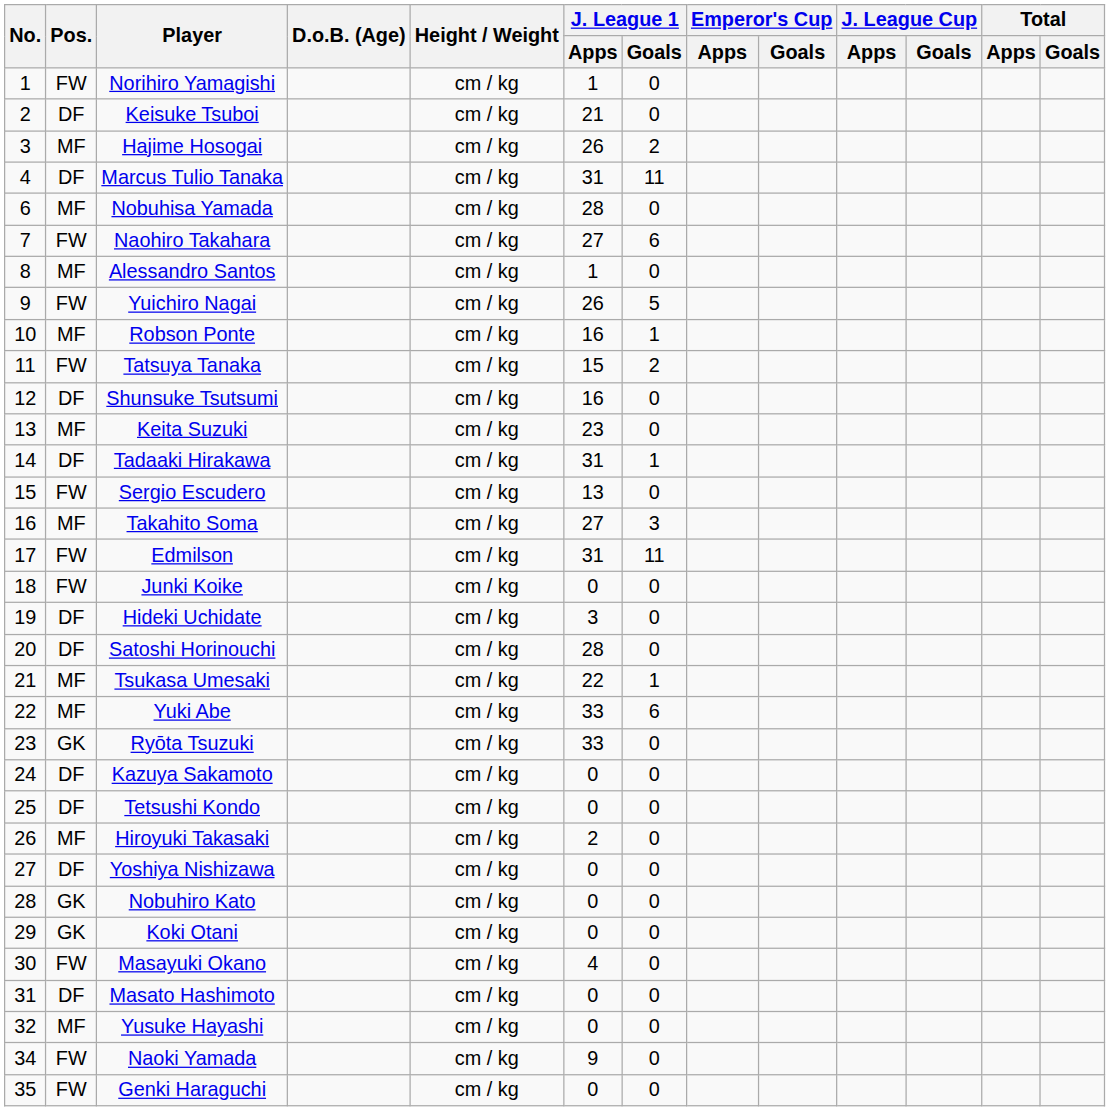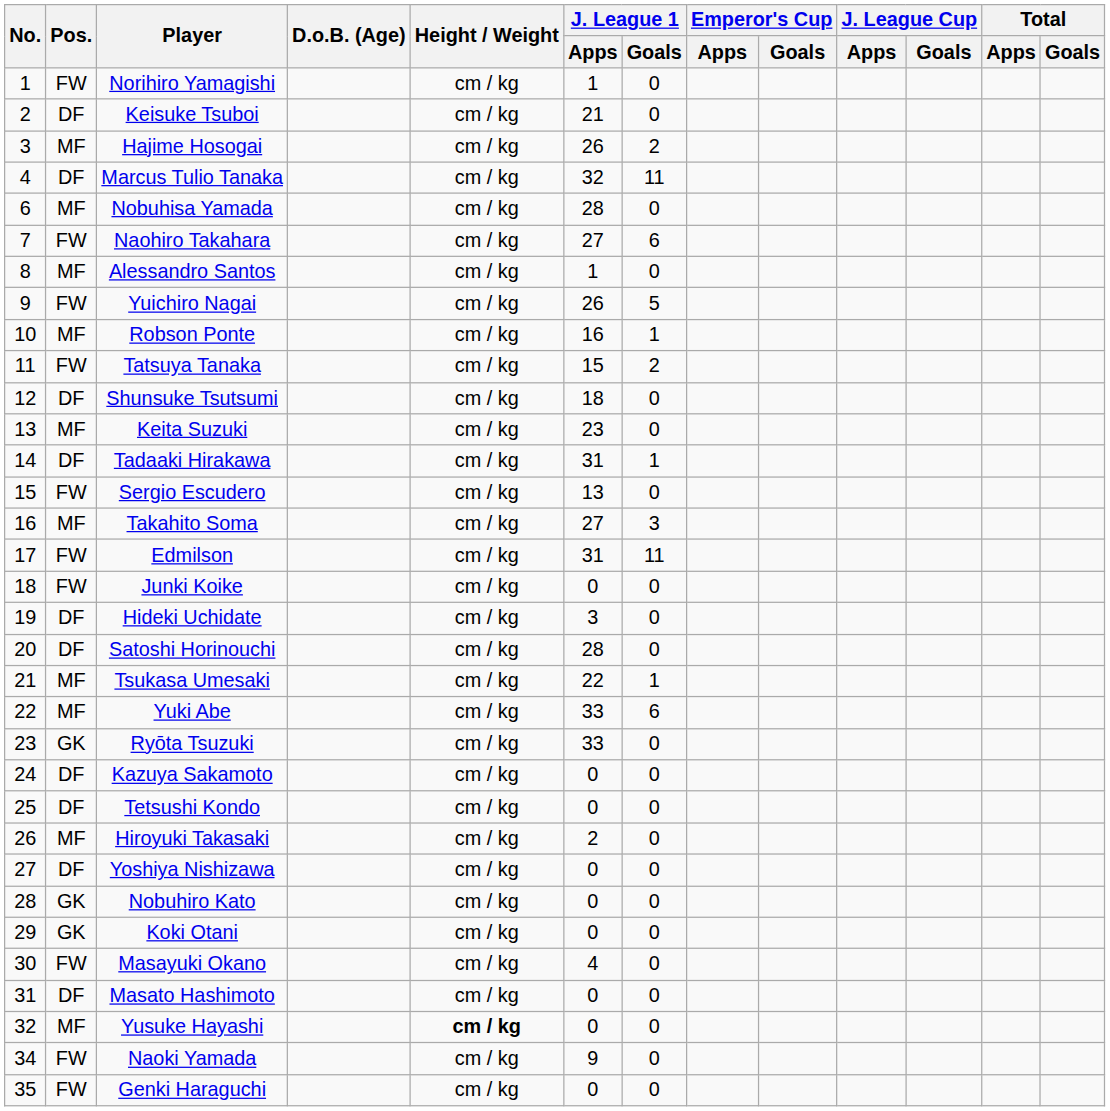(593, 177) 31 -> (593, 177) 32
(593, 397) 16 -> (593, 397) 18
(487, 1027) normal -> (487, 1027) bold
